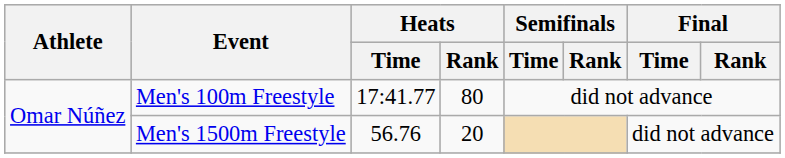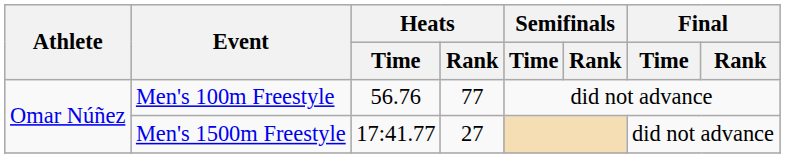(396, 97) 17:41.77 -> (396, 97) 56.76
(472, 97) 80 -> (472, 97) 77
(396, 134) 56.76 -> (396, 134) 17:41.77
(472, 134) 20 -> (472, 134) 27
